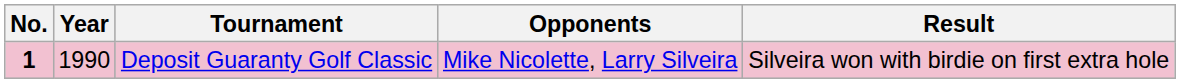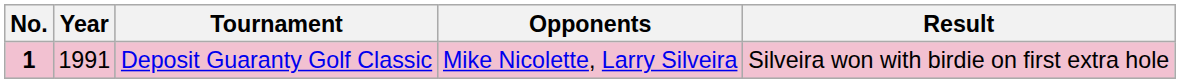(84, 60) 1990 -> (84, 60) 1991
